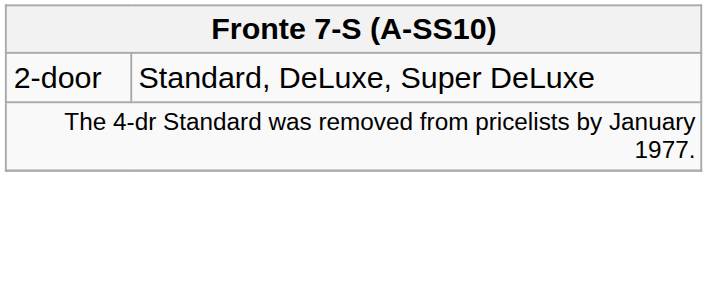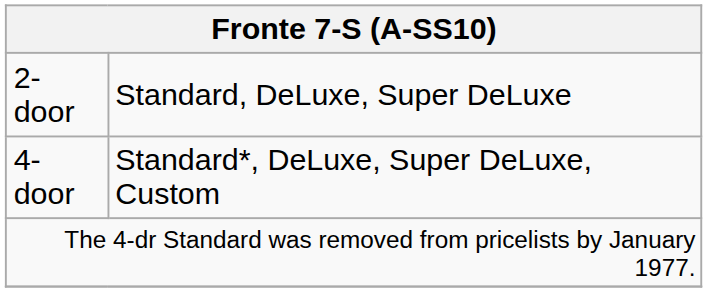+ row: (44, 176)
